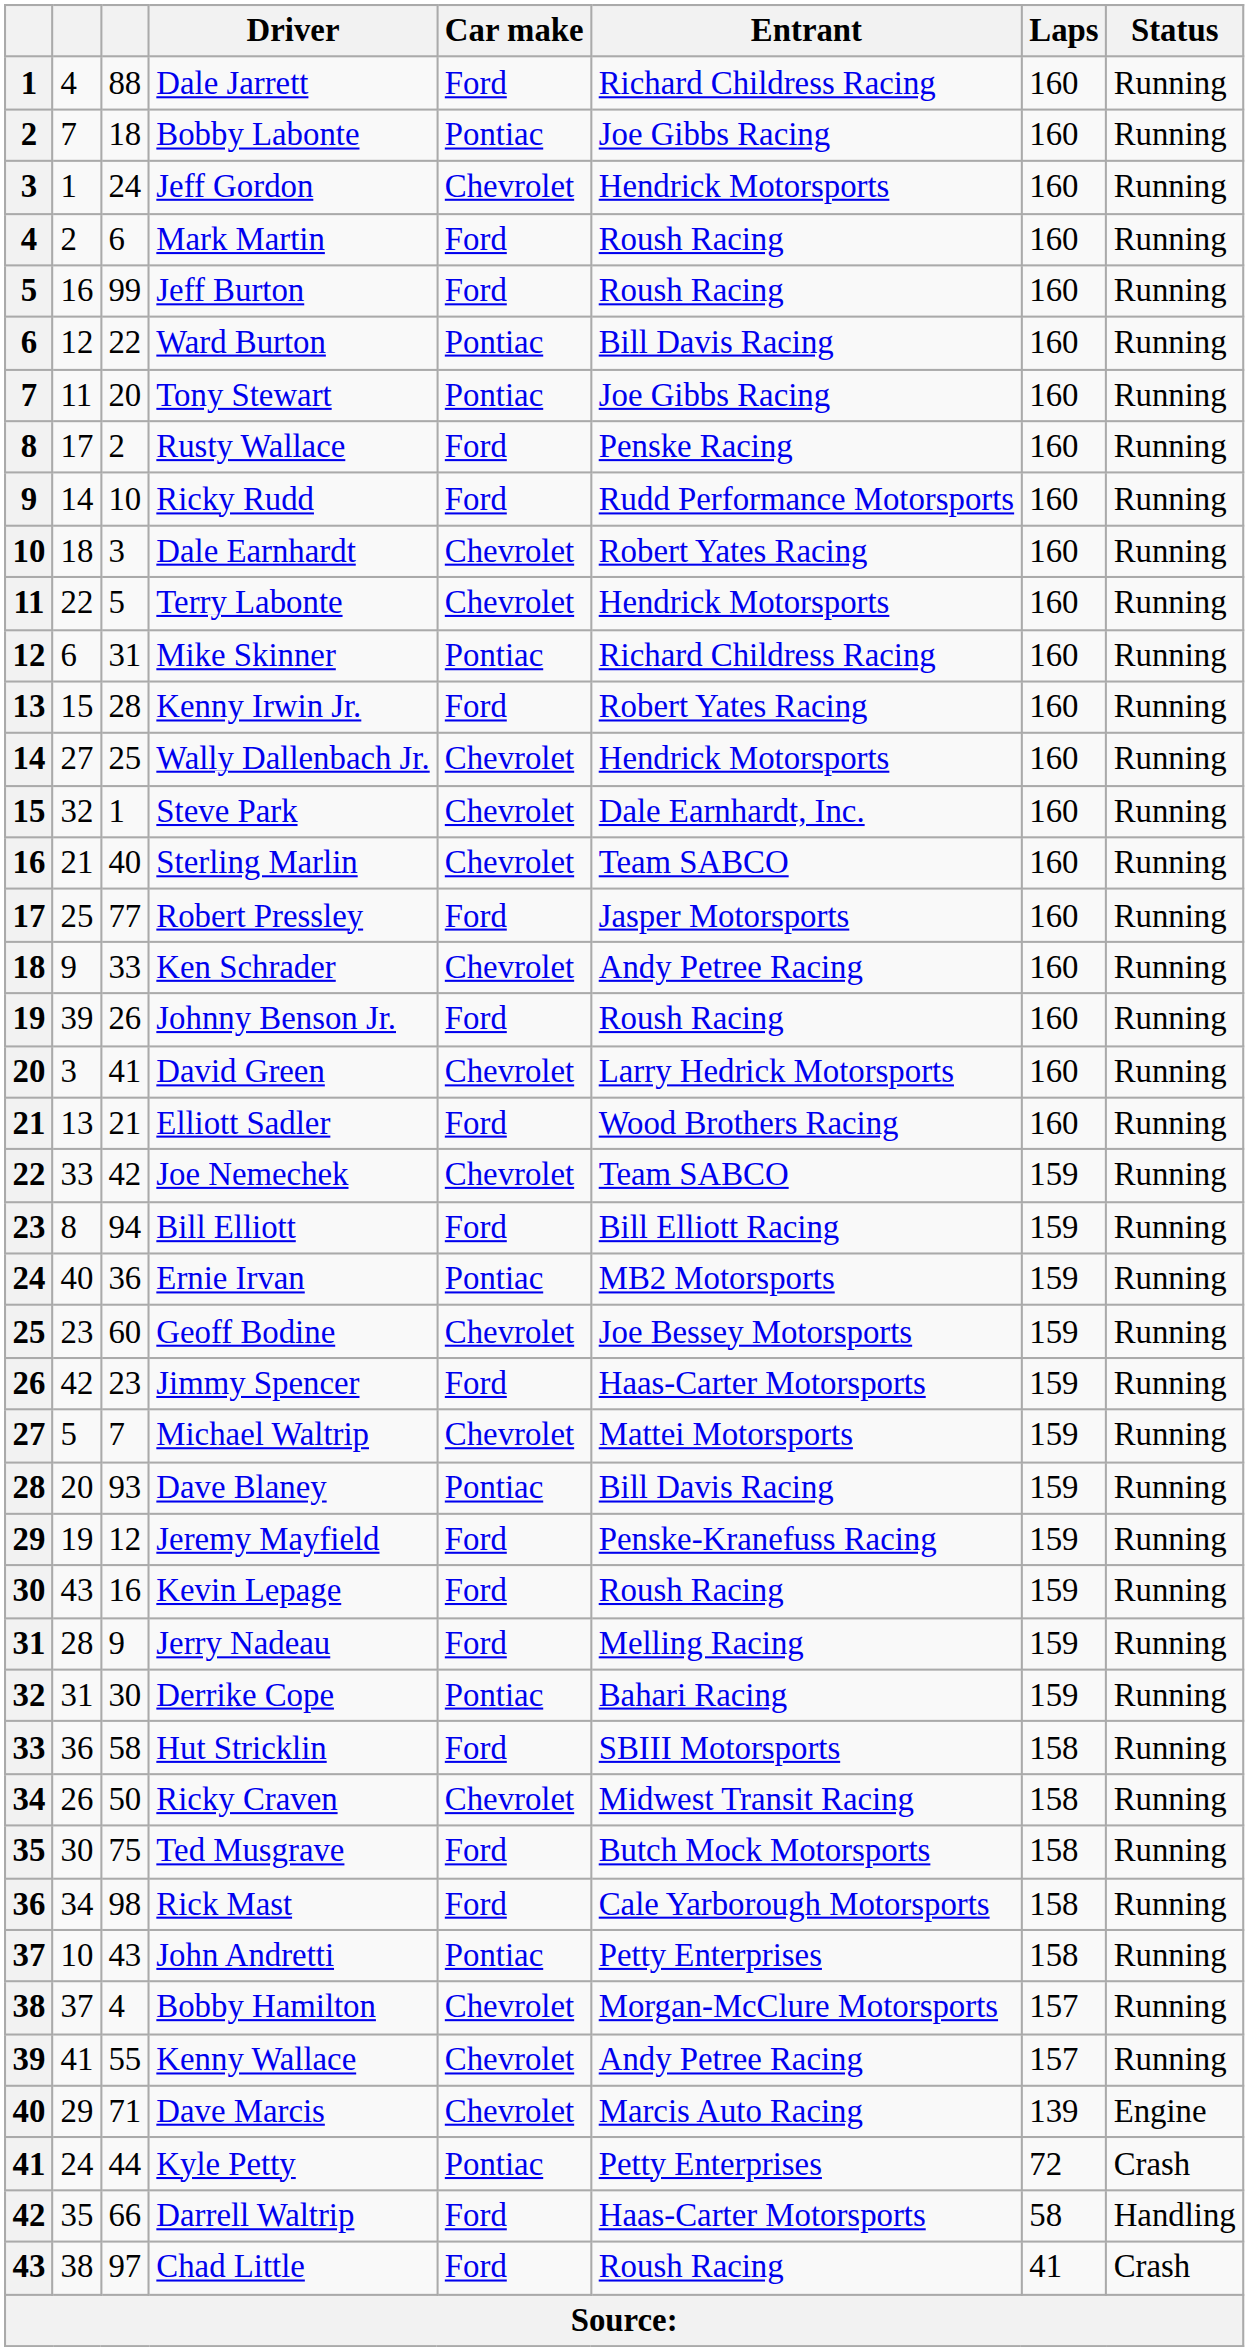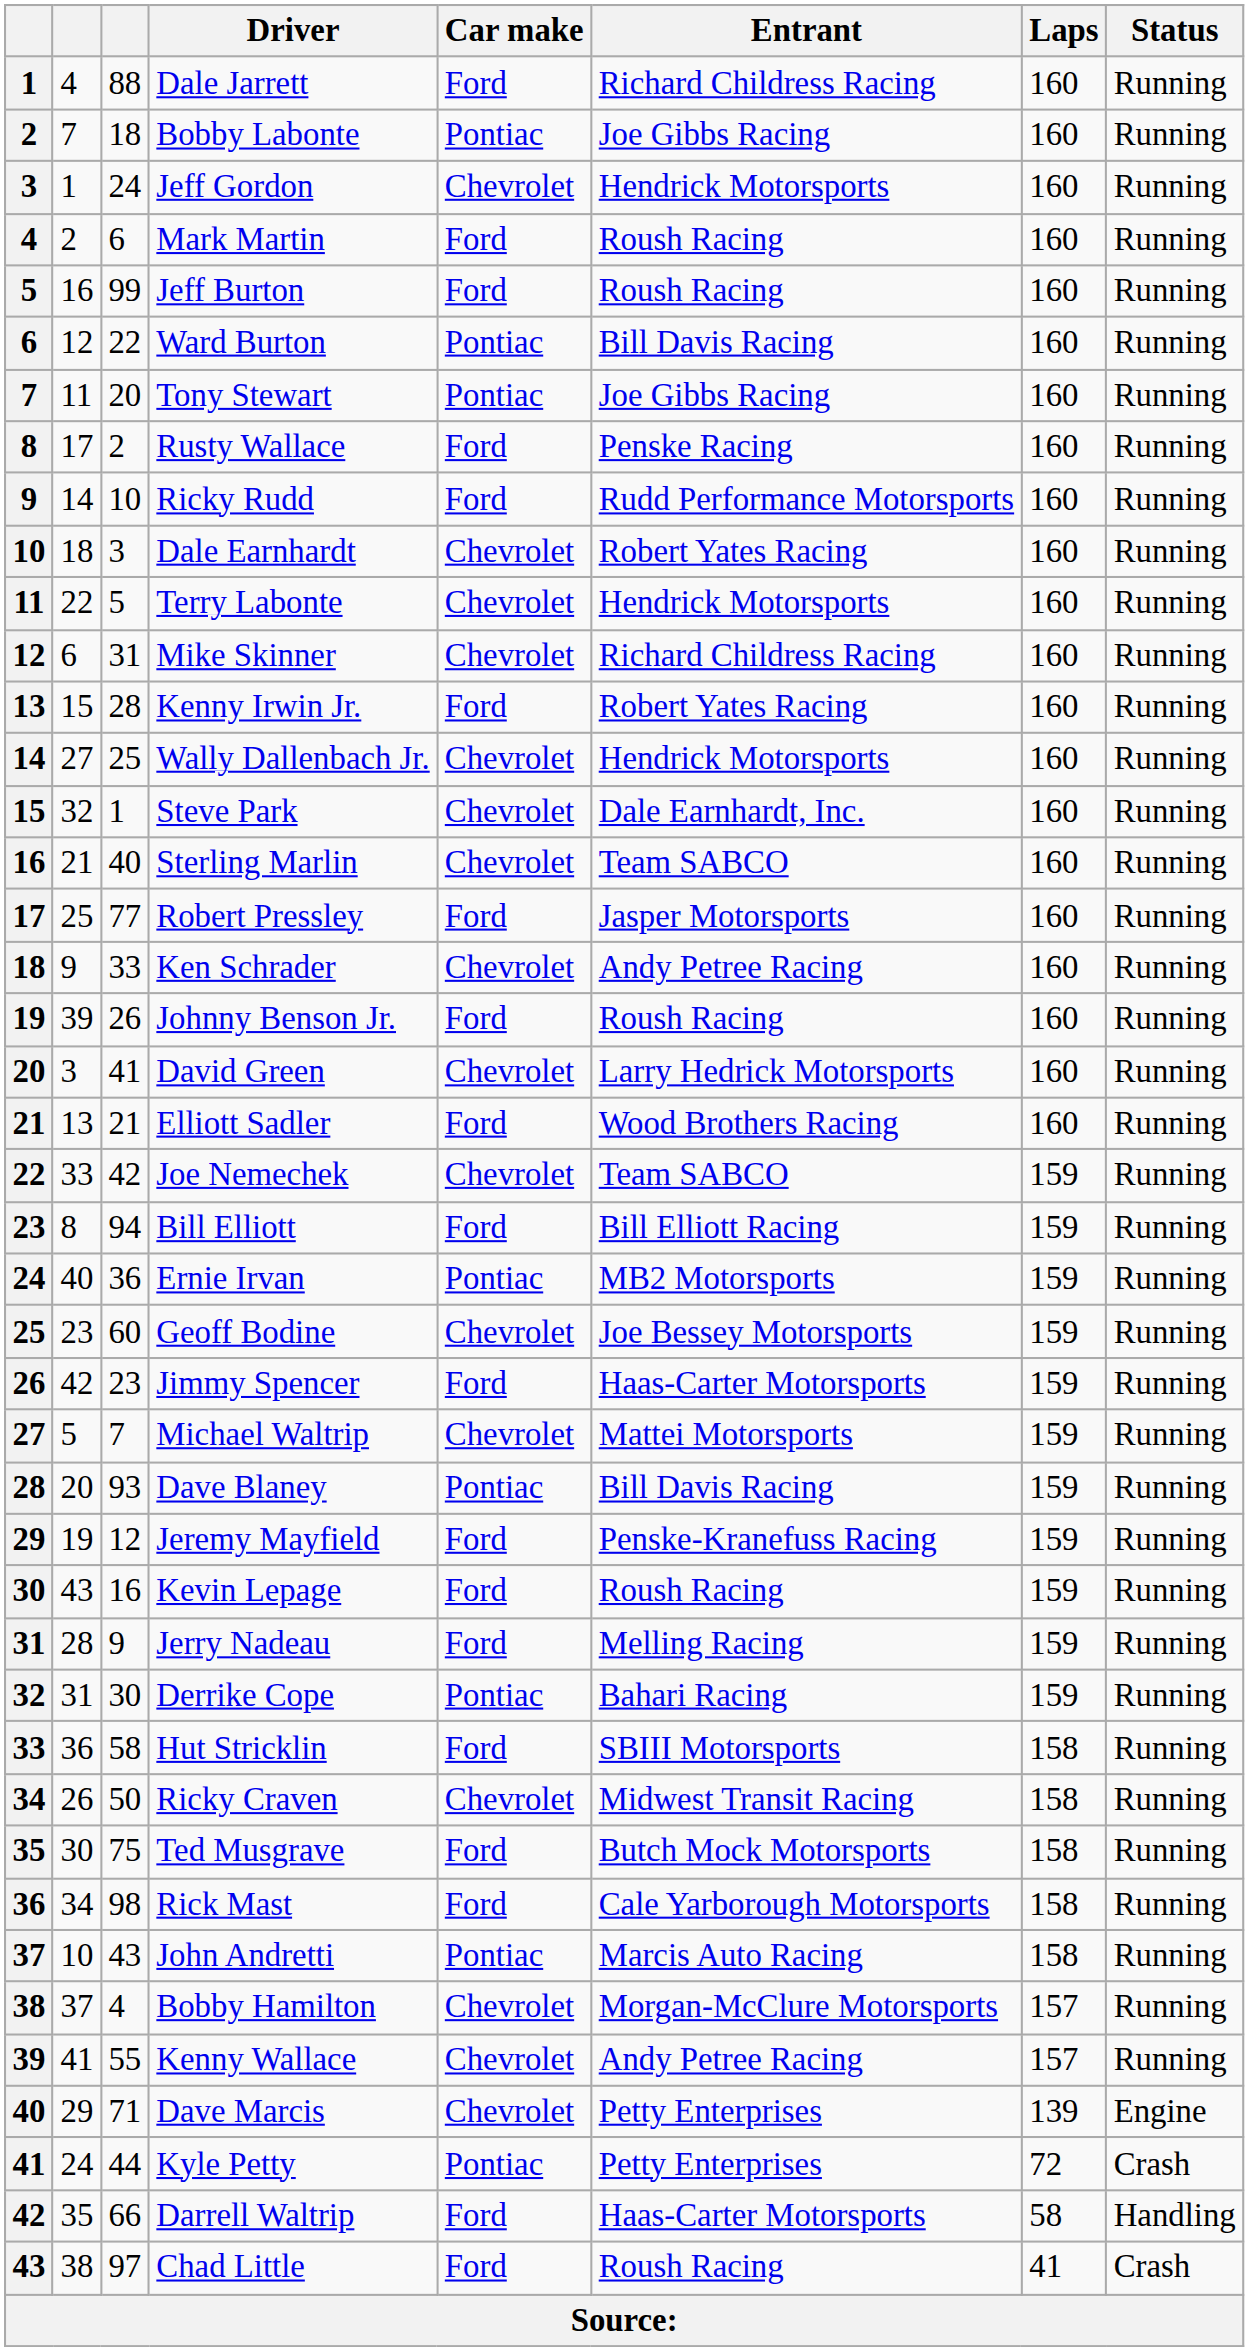(494, 654) Pontiac -> (509, 654) Chevrolet
(710, 1955) Petty Enterprises -> (731, 1955) Marcis Auto Racing
(731, 2111) Marcis Auto Racing -> (710, 2111) Petty Enterprises
